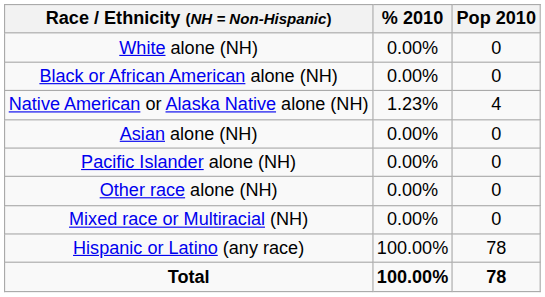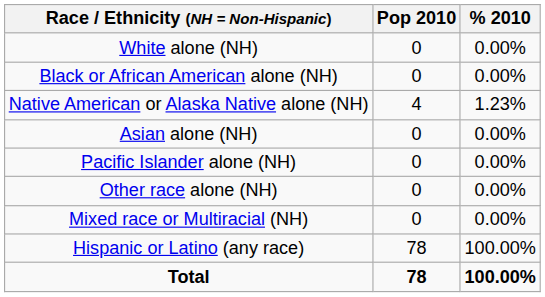columns swapped: (496, 18) <-> (413, 18)
